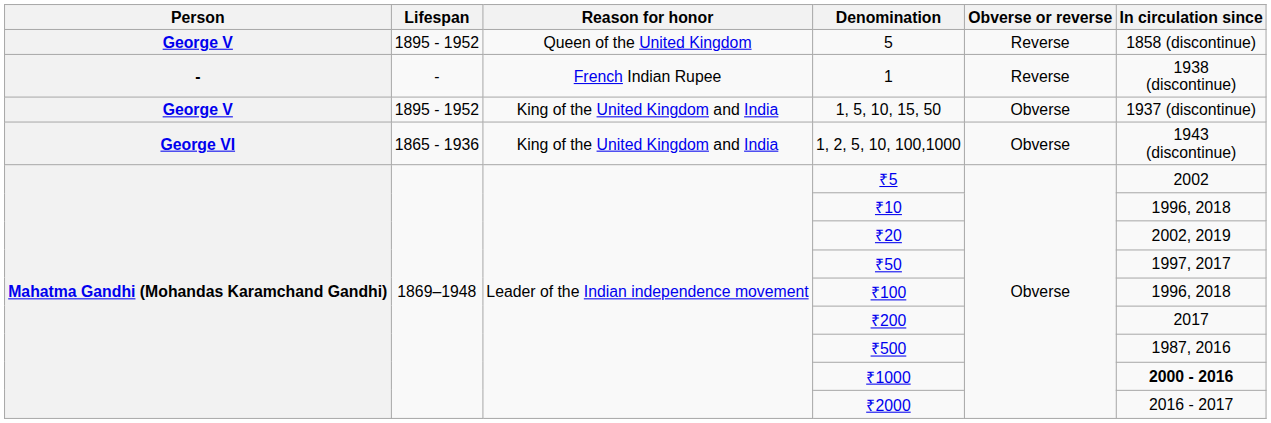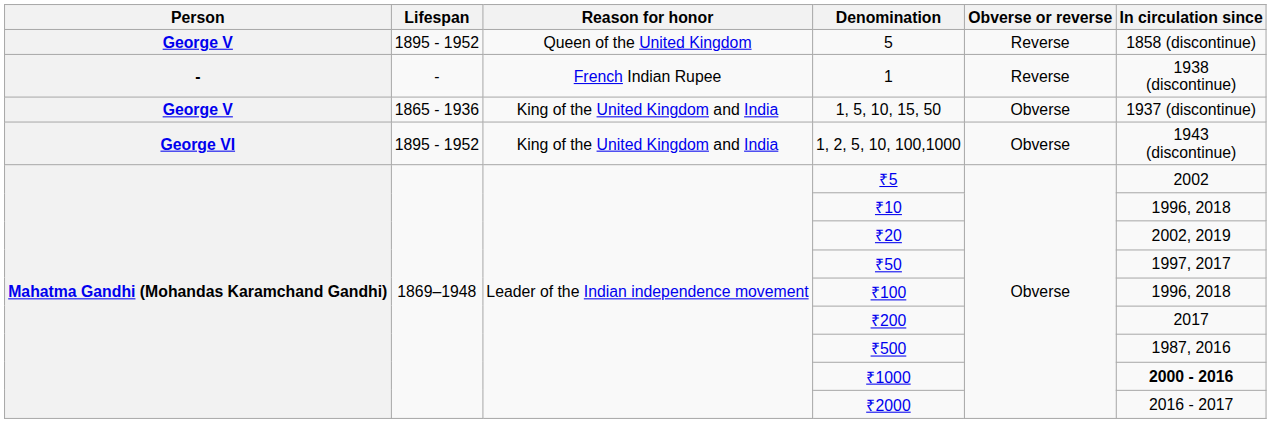(437, 110) 1895 - 1952 -> (437, 110) 1865 - 1936
(437, 144) 1865 - 1936 -> (437, 144) 1895 - 1952
